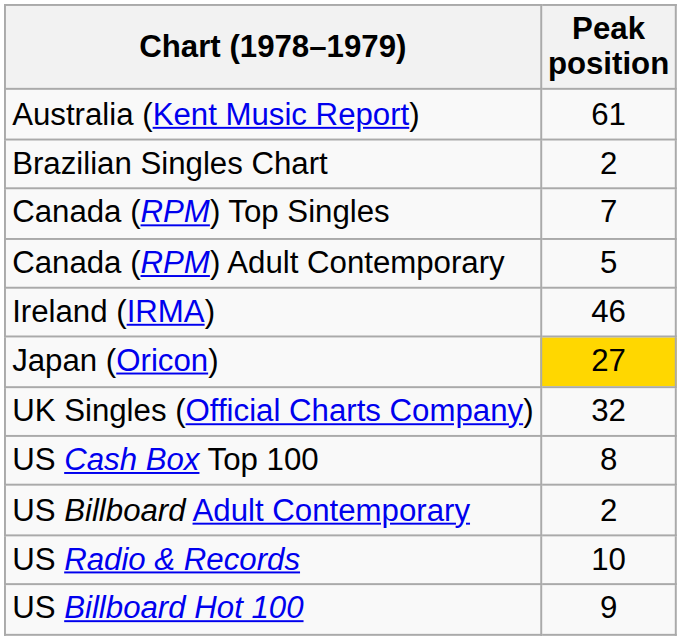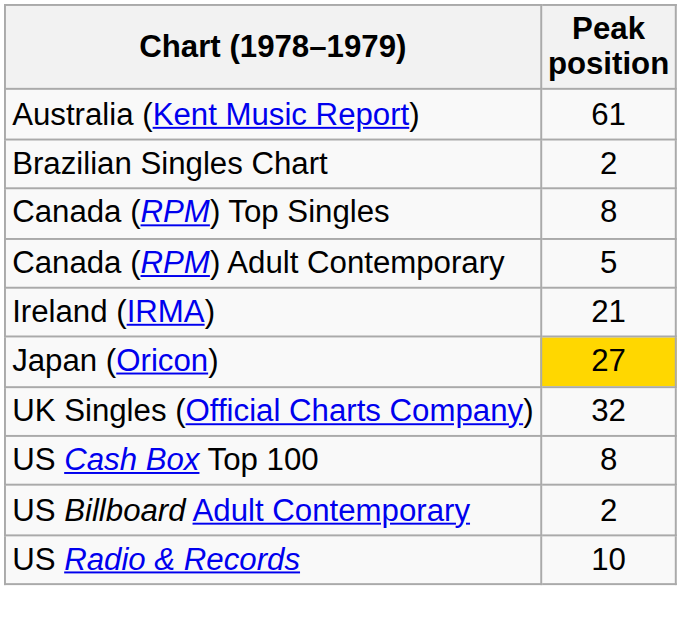(609, 212) 7 -> (609, 212) 8
(609, 311) 46 -> (609, 311) 21
- row: (158, 608)
